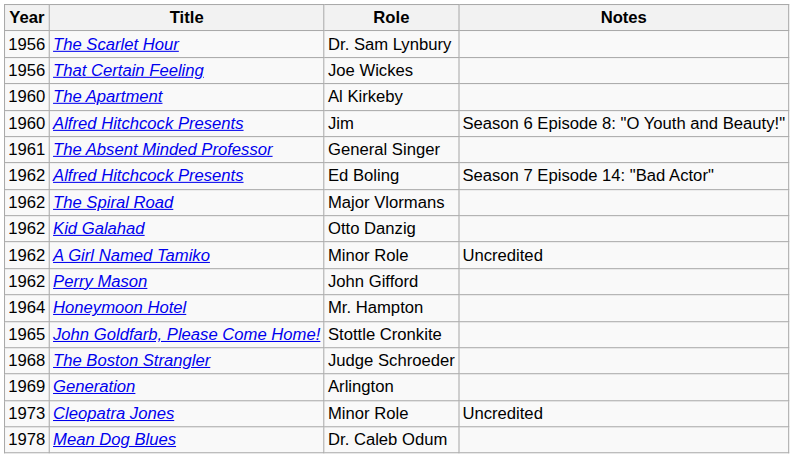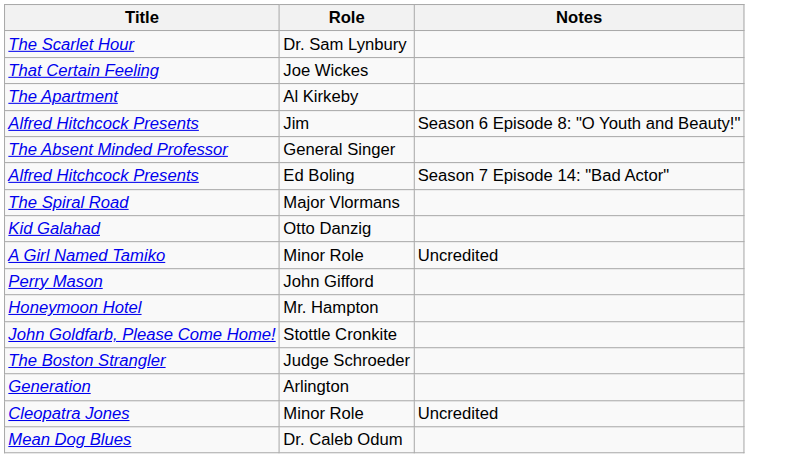- column: (27, 17)
